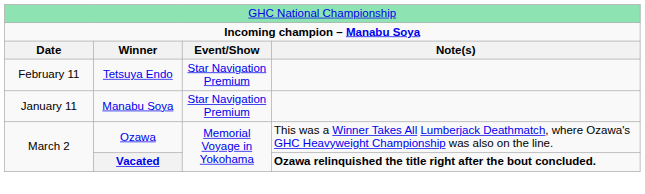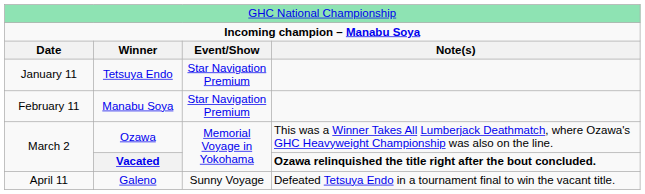(49, 74) February 11 -> (49, 74) January 11
(49, 106) January 11 -> (49, 106) February 11
+ row: (138, 180)
